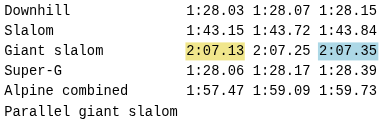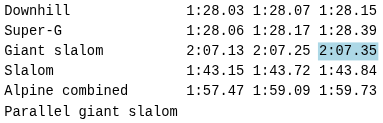rows swapped: (33, 72) <-> (29, 31)
(215, 51) khaki background -> (215, 51) no background
